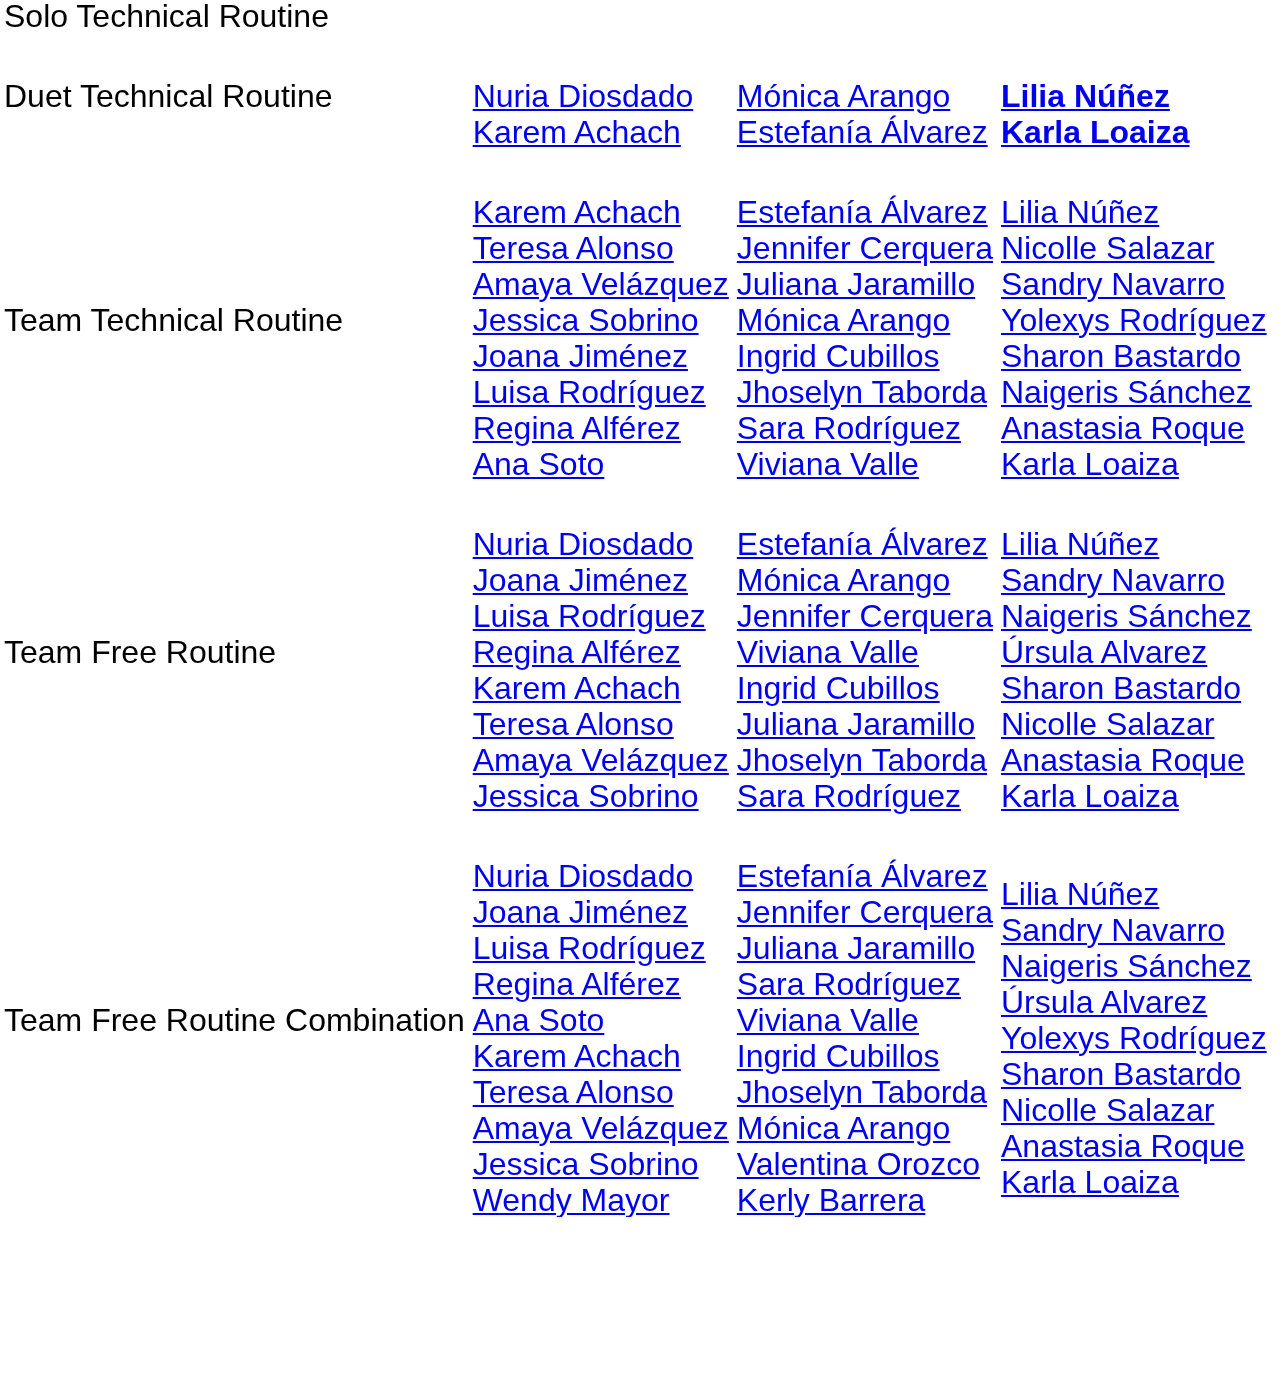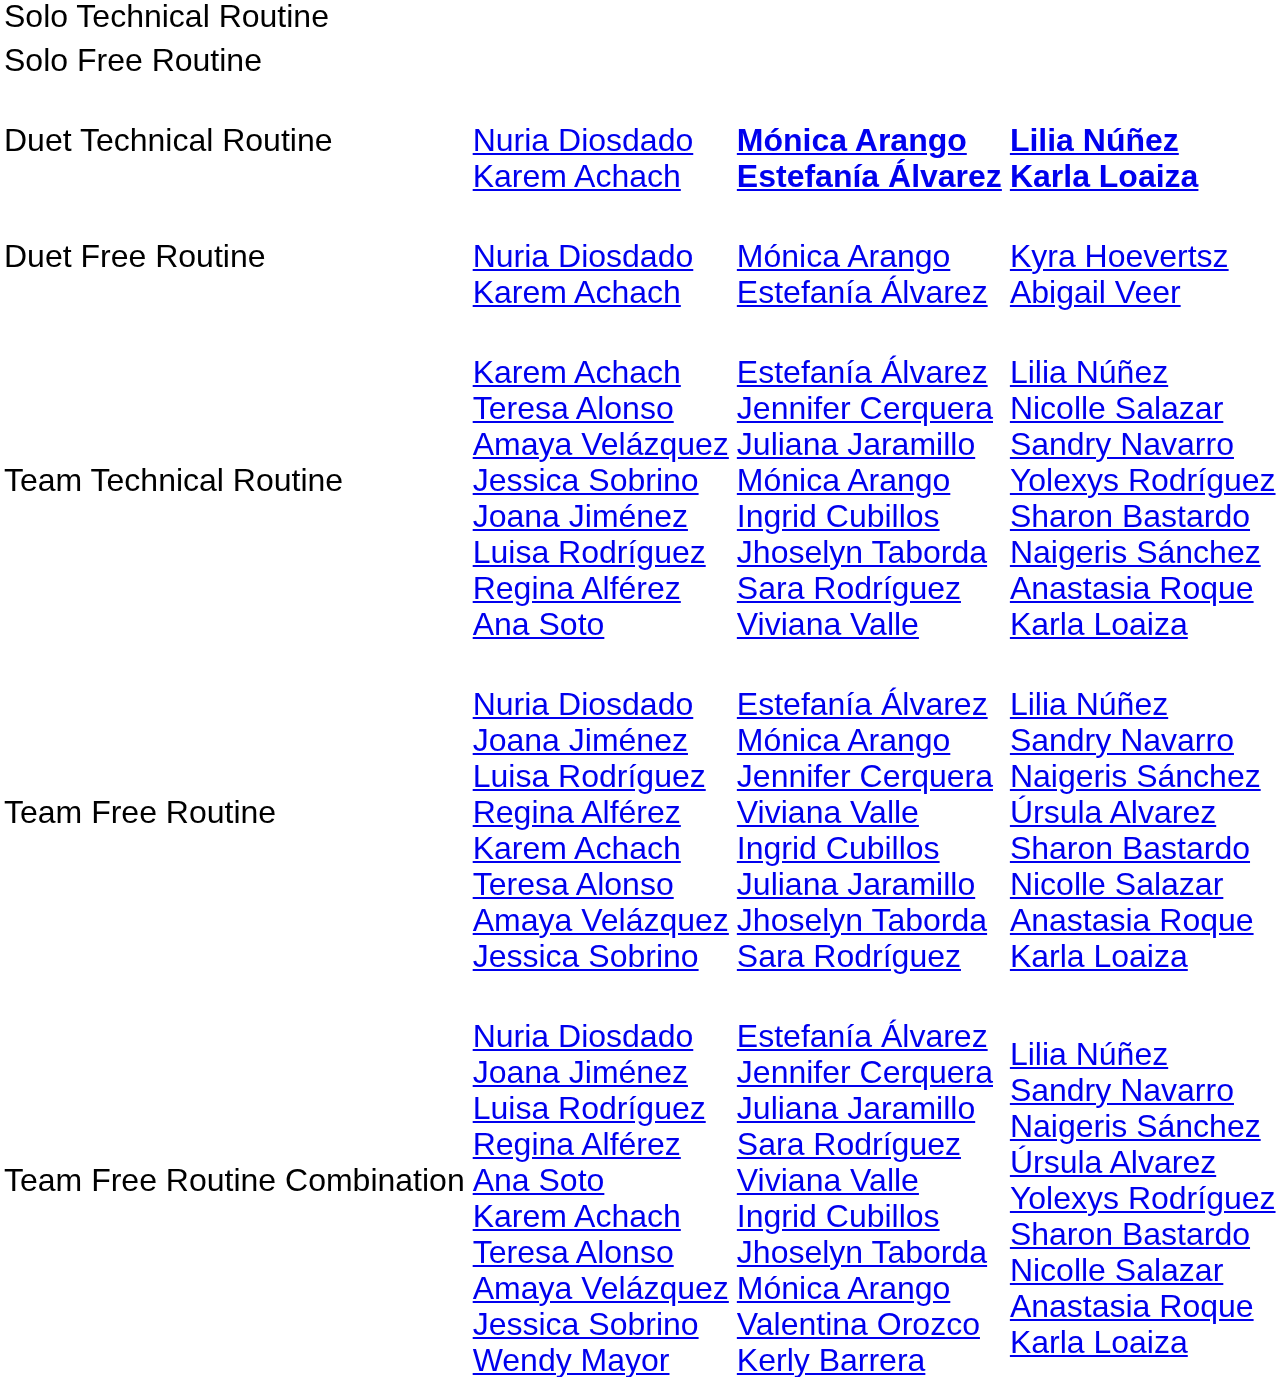+ row: (133, 60)
(862, 114) normal -> (869, 158) bold
+ row: (135, 256)
